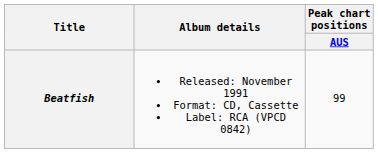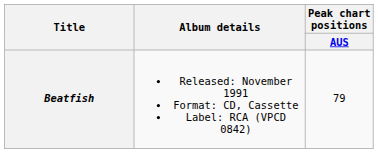(339, 99) 99 -> (339, 99) 79
